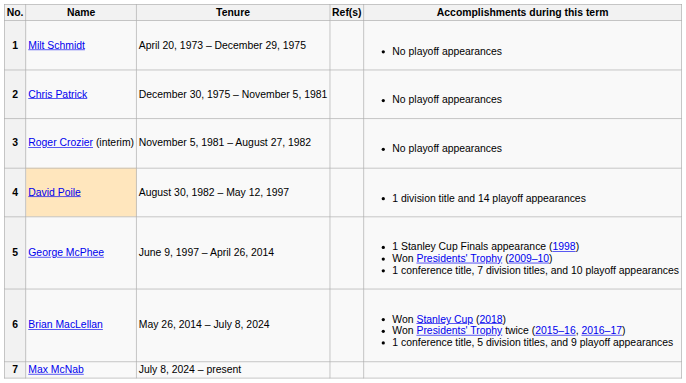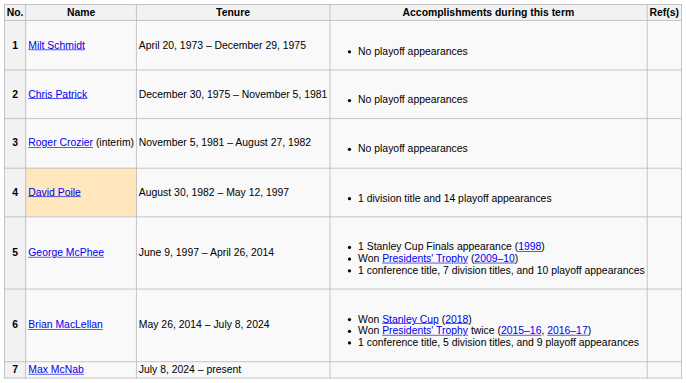columns swapped: (523, 12) <-> (347, 12)
